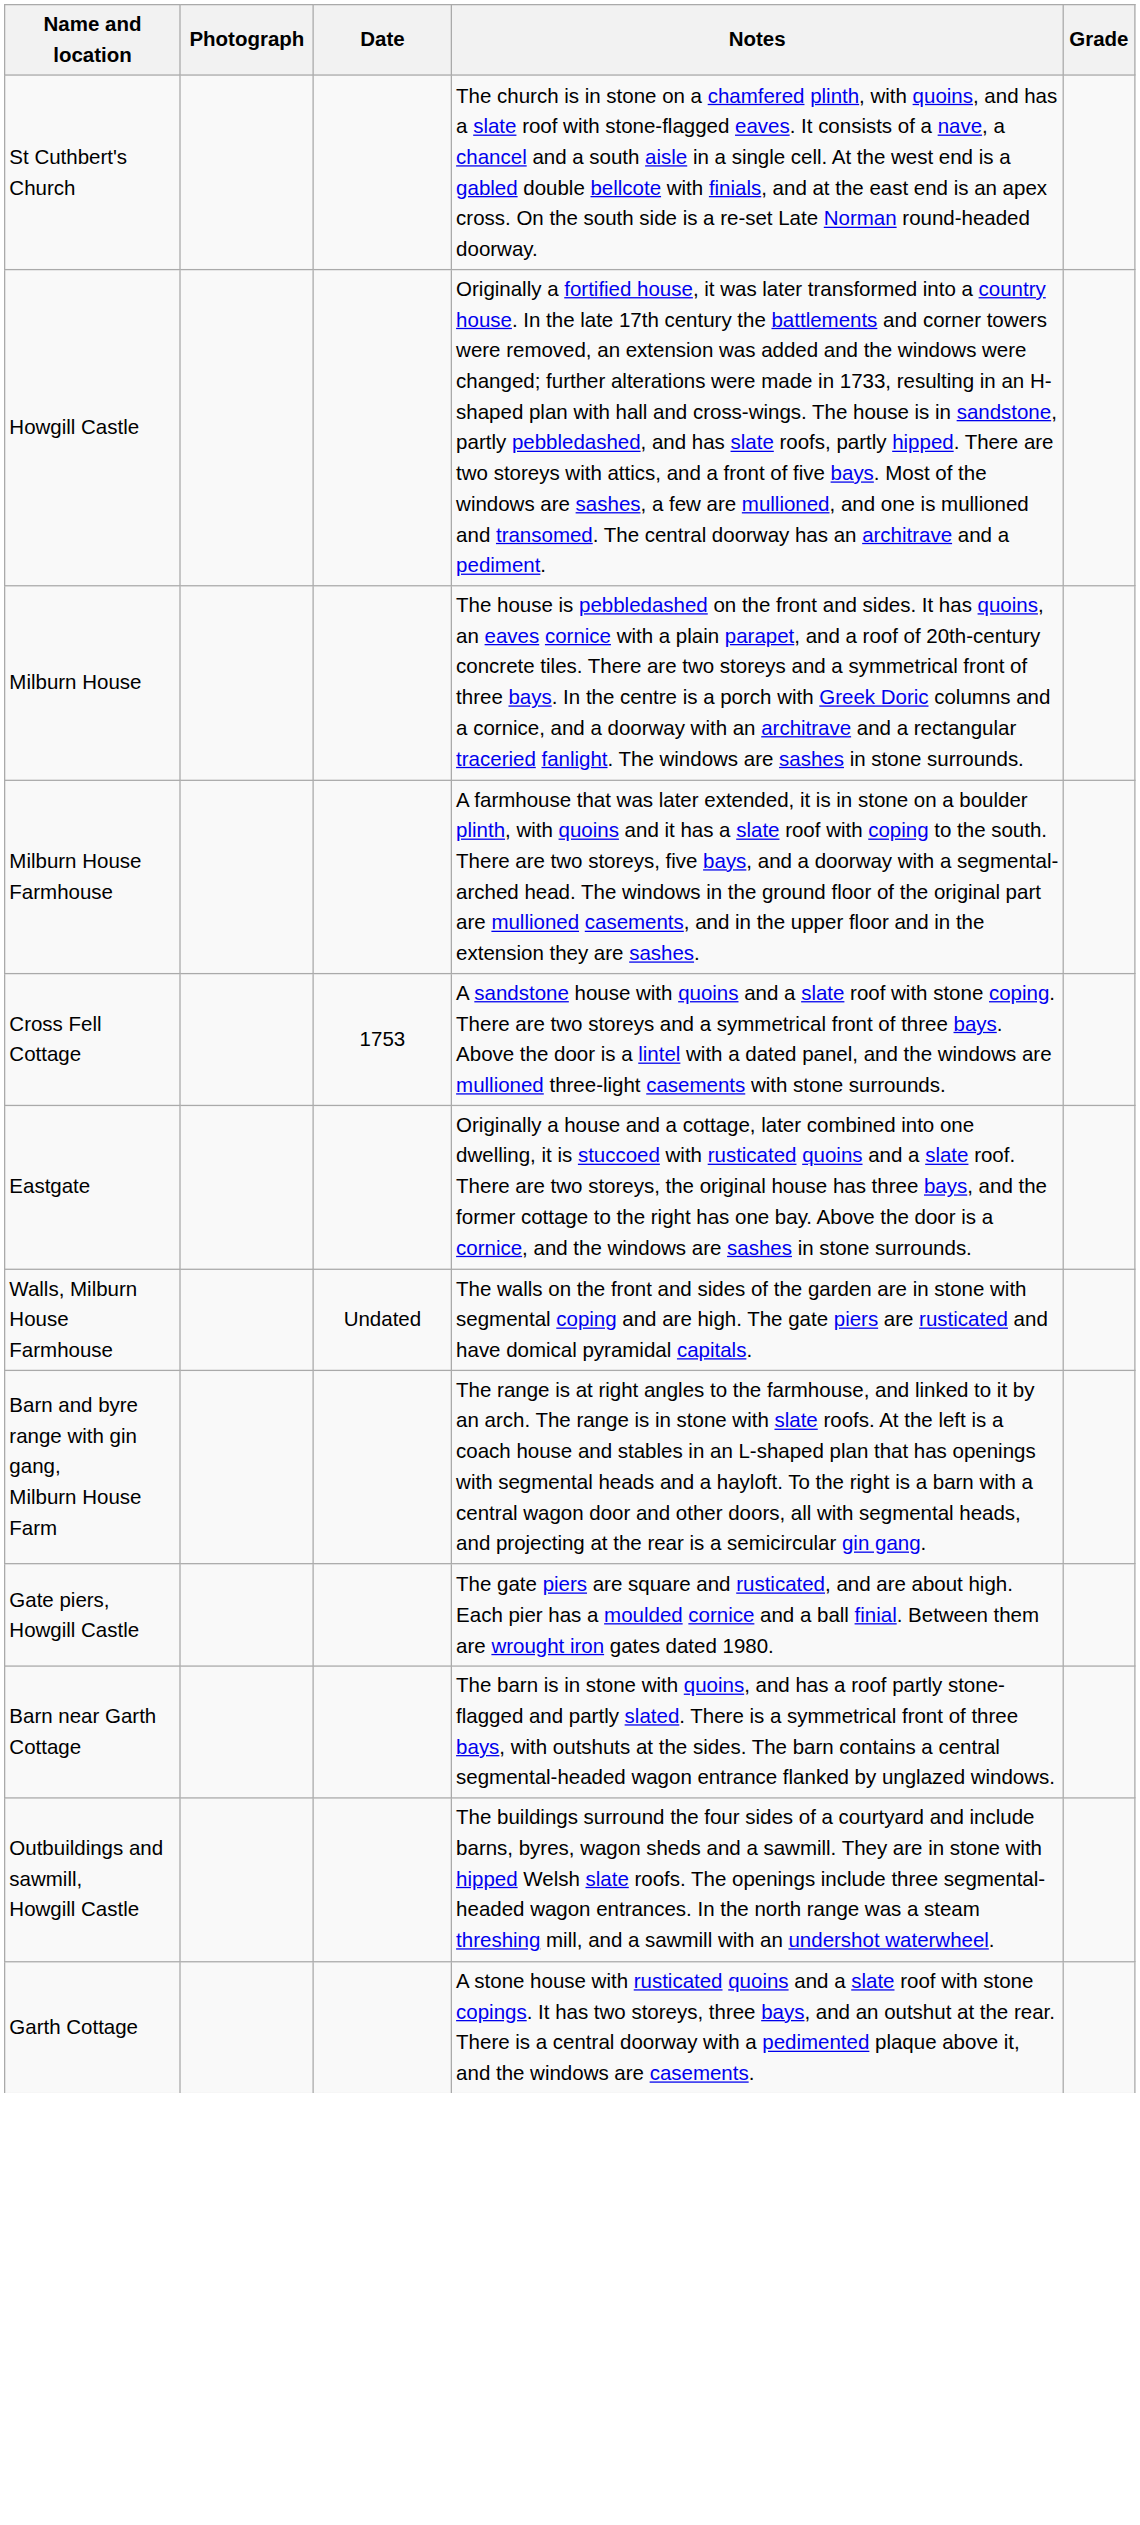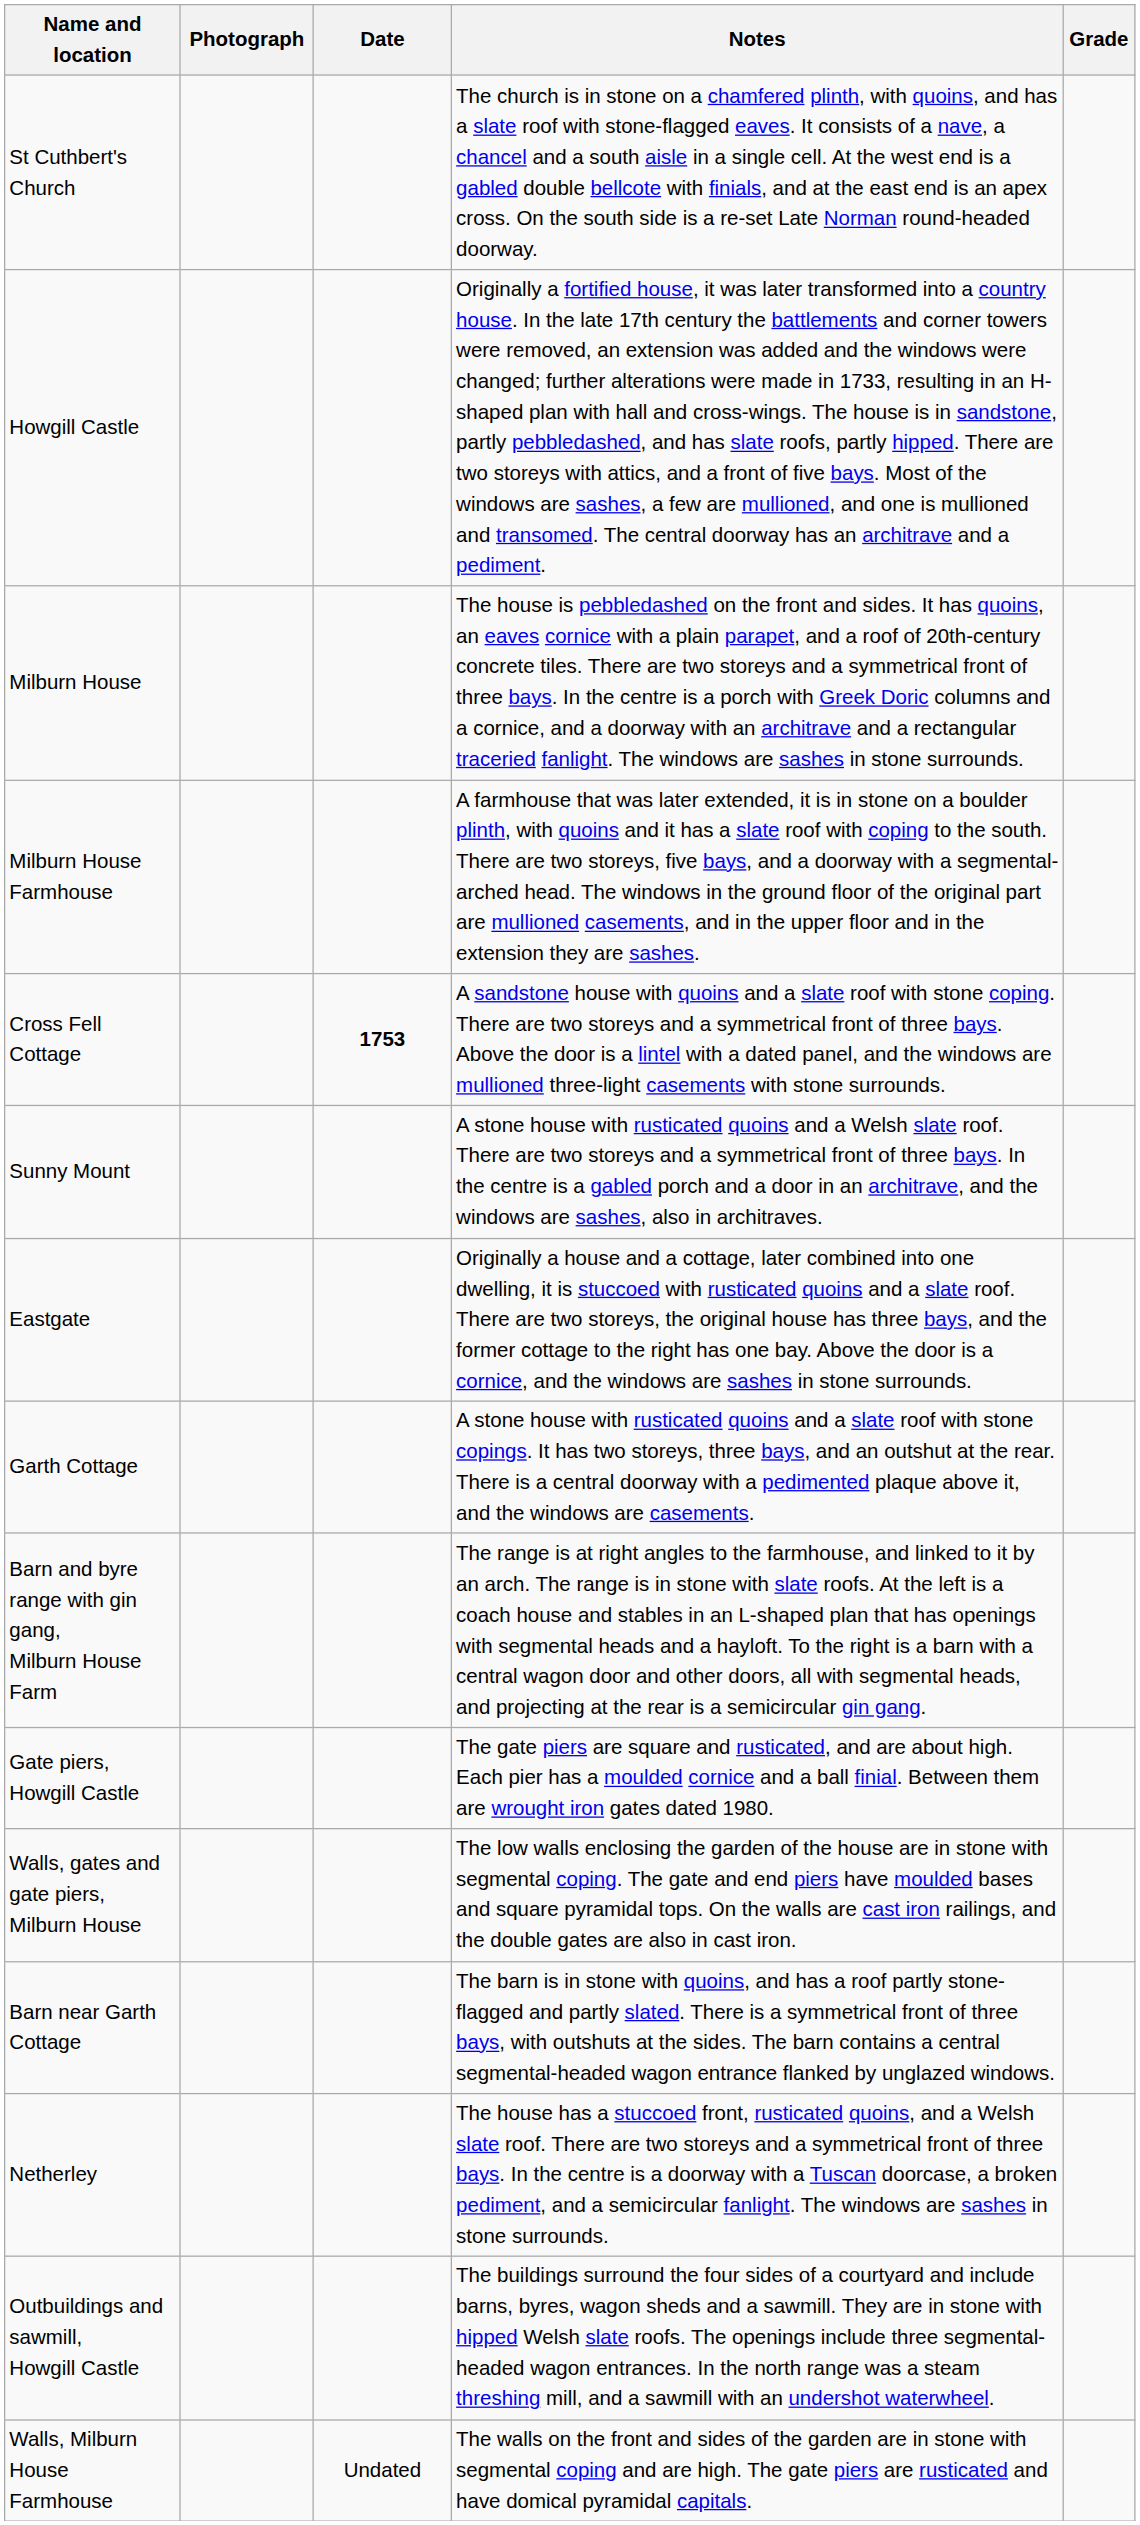(382, 1039) normal -> (382, 1039) bold
+ row: (70, 1171)
rows swapped: (74, 2027) <-> (73, 1319)
+ row: (85, 1894)
+ row: (53, 2174)
